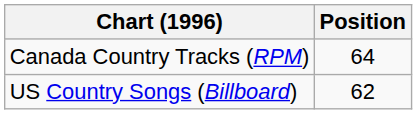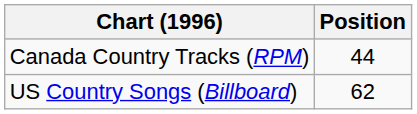(363, 56) 64 -> (363, 56) 44
